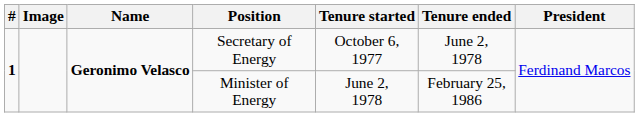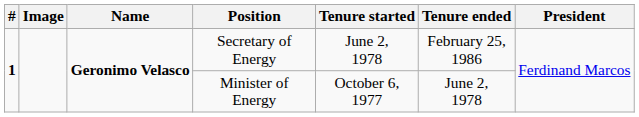(367, 49) October 6, 1977 -> (367, 49) June 2, 1978
(467, 49) June 2, 1978 -> (467, 49) February 25, 1986
(367, 91) June 2, 1978 -> (367, 91) October 6, 1977
(467, 91) February 25, 1986 -> (467, 91) June 2, 1978
